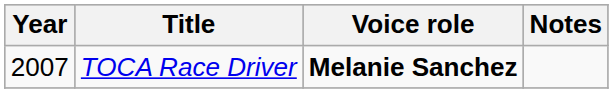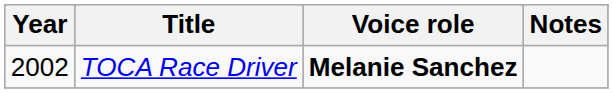(40, 66) 2007 -> (40, 66) 2002
